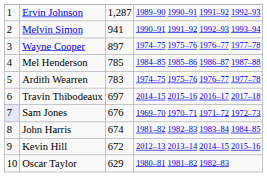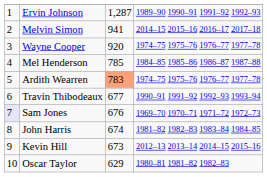(198, 29) 1990–91 1991–92 1992–93 1993–94 -> (198, 29) 2014–15 2015–16 2016–17 2017–18
(116, 46) 897 -> (116, 46) 920
(116, 79) no background -> (116, 79) lightsalmon background
(116, 96) 697 -> (116, 96) 677
(198, 96) 2014–15 2015–16 2016–17 2017–18 -> (198, 96) 1990–91 1991–92 1992–93 1993–94
(116, 146) 672 -> (116, 146) 673
